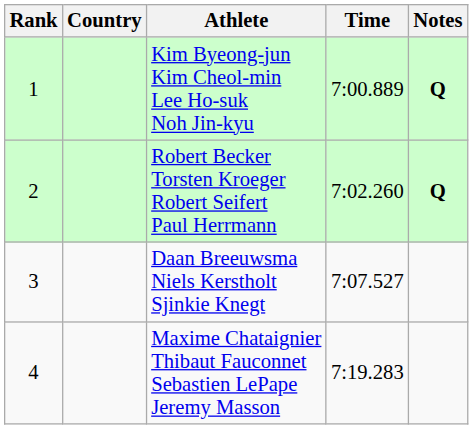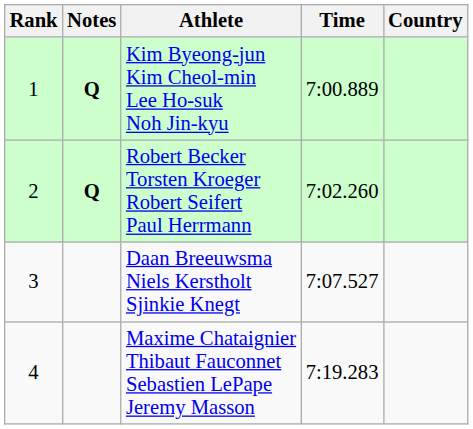columns swapped: (104, 20) <-> (438, 20)
